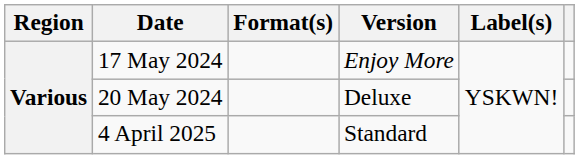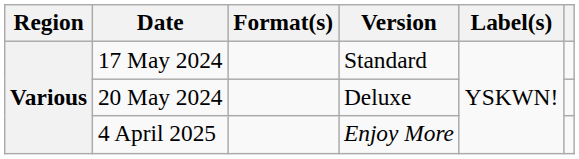(399, 60) Enjoy More -> (385, 60) Standard
(385, 134) Standard -> (399, 134) Enjoy More
